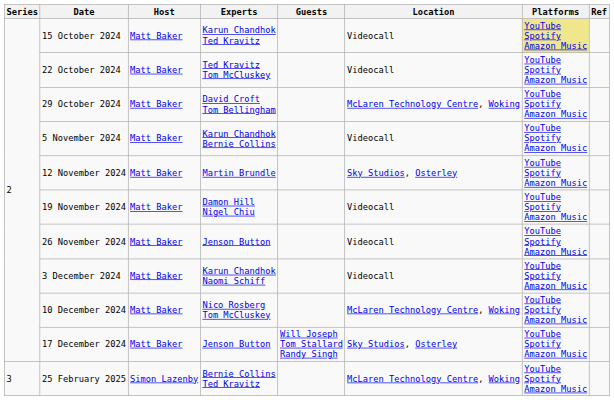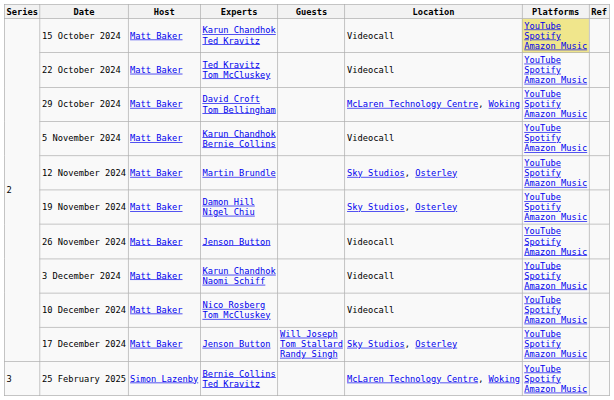(371, 207) Videocall -> (402, 207) Sky Studios, Osterley
(434, 310) McLaren Technology Centre, Woking -> (371, 310) Videocall
